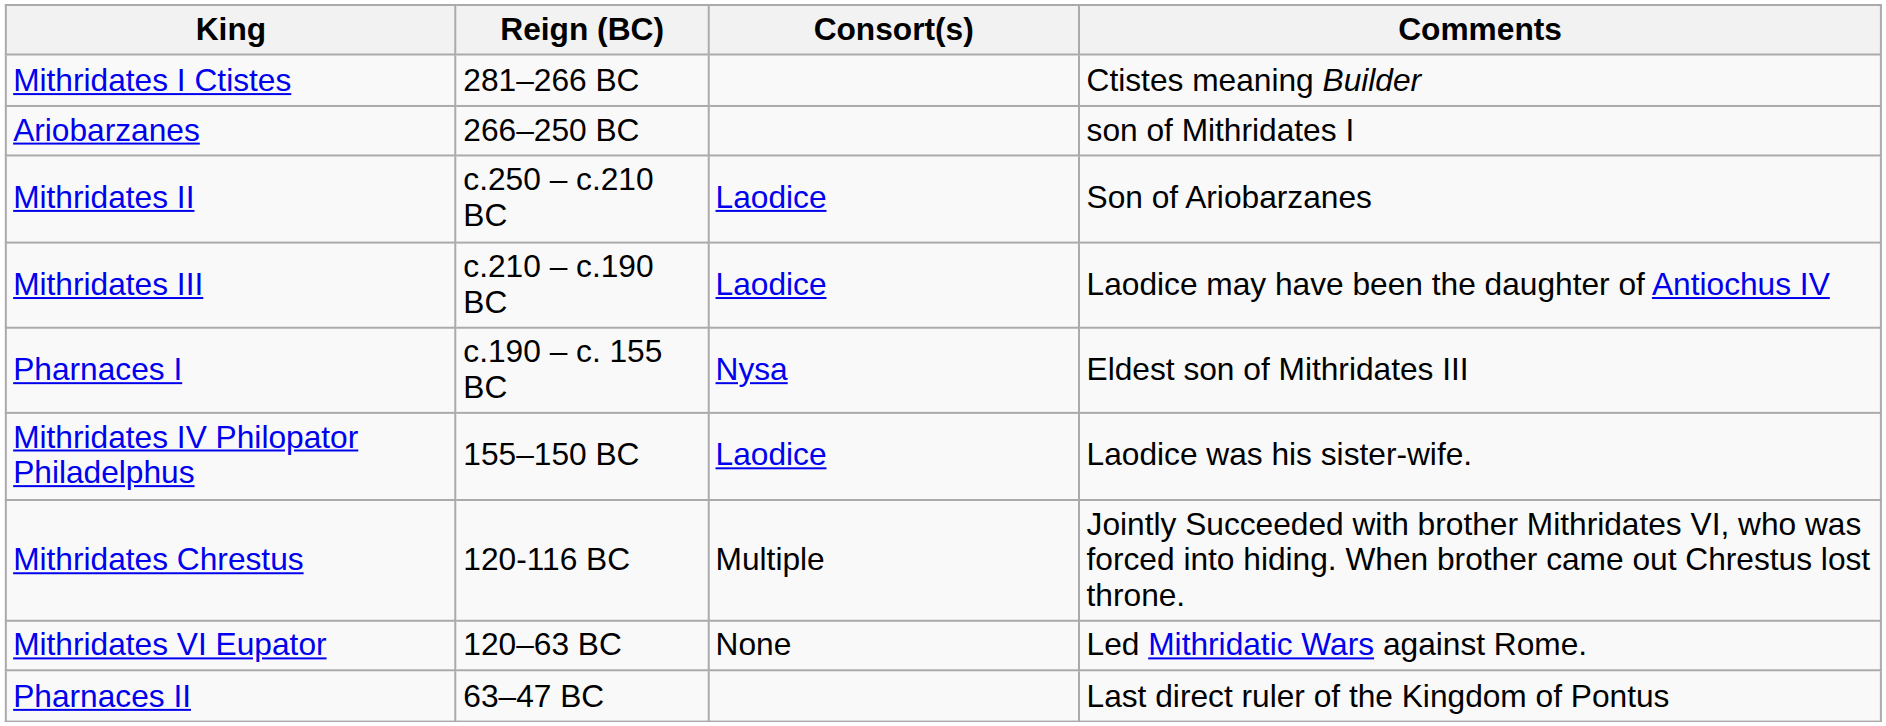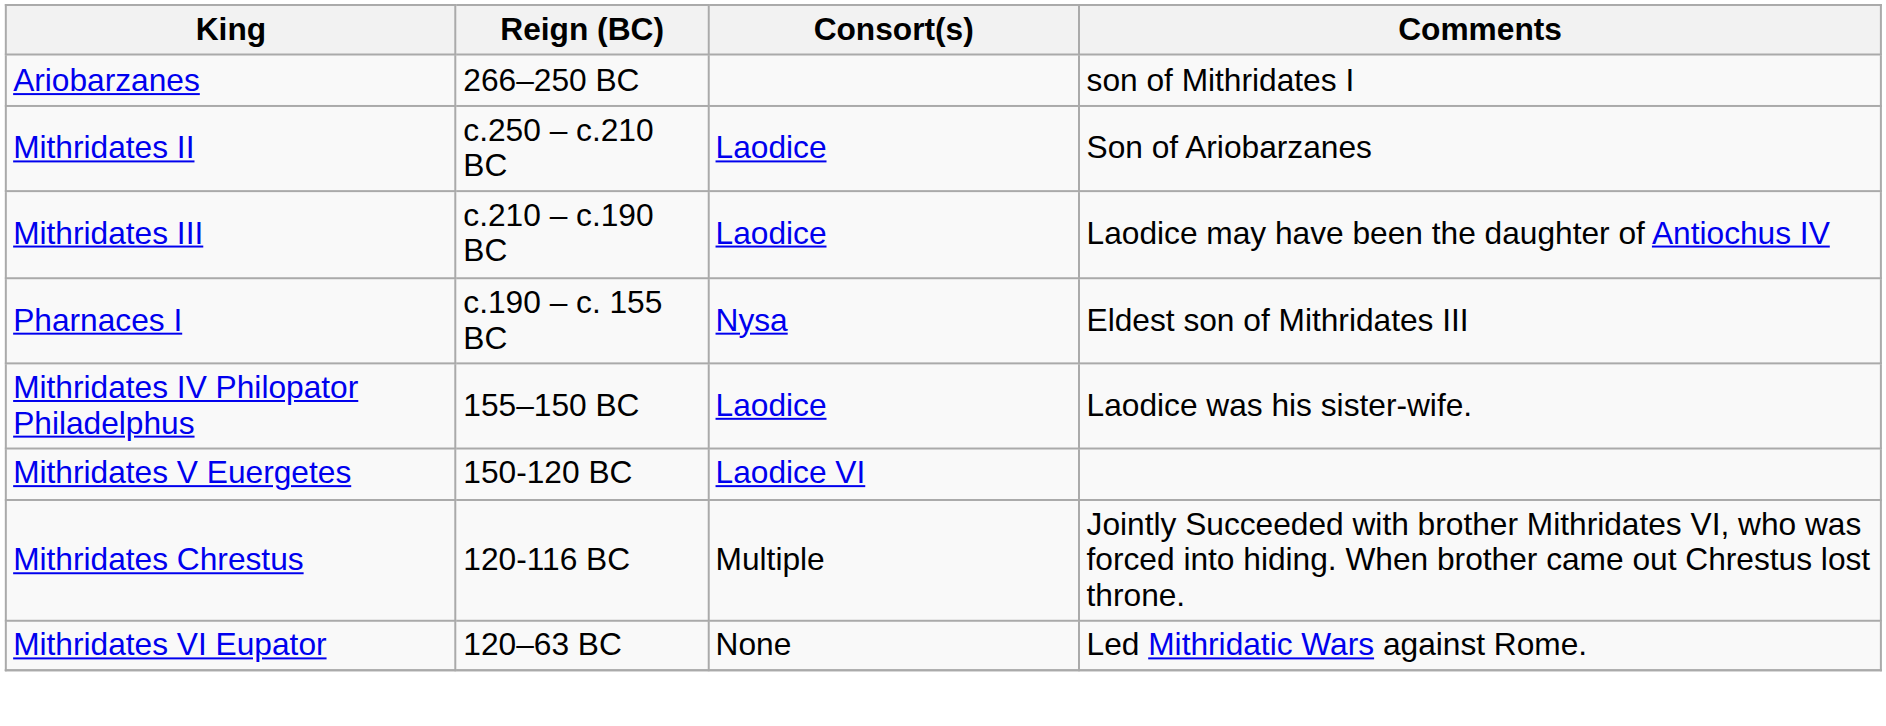- row: (152, 79)
+ row: (182, 473)
- row: (102, 695)
